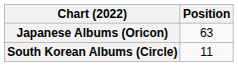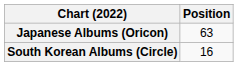(207, 52) 11 -> (207, 52) 16
